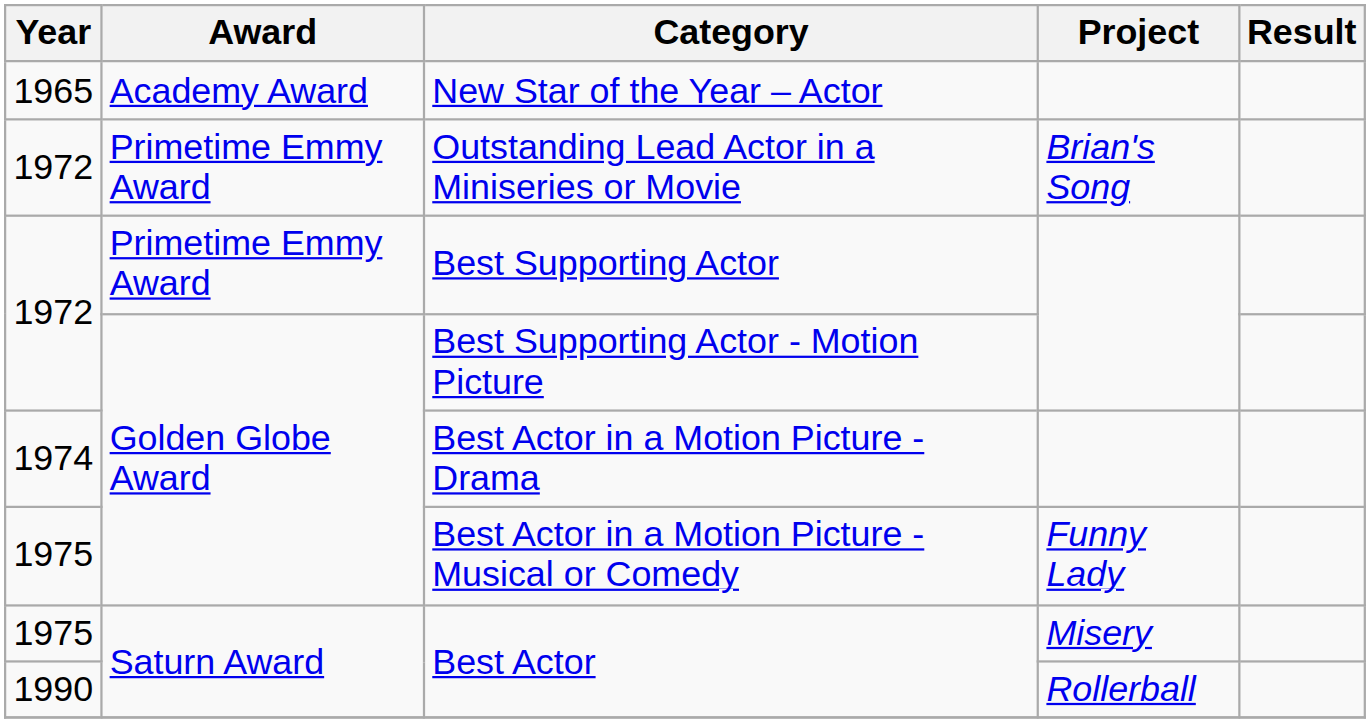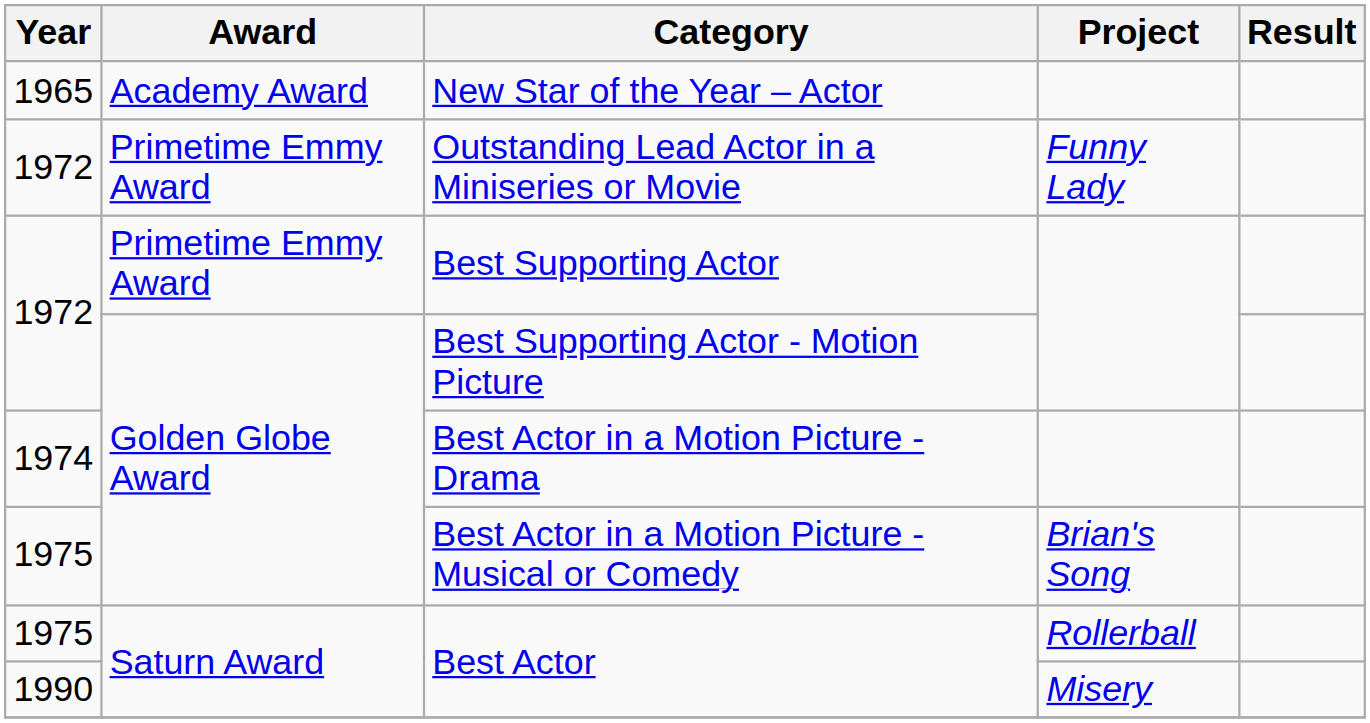(1101, 166) Brian's Song -> (1096, 166) Funny Lady
(1096, 555) Funny Lady -> (1101, 555) Brian's Song
(1099, 632) Misery -> (1121, 632) Rollerball
(1121, 689) Rollerball -> (1099, 689) Misery
